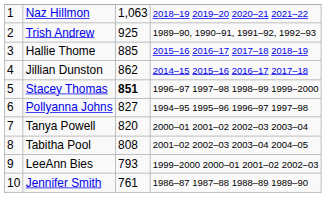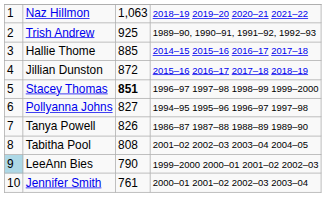(230, 51) 2015–16 2016–17 2017–18 2018–19 -> (230, 51) 2014–15 2015–16 2016–17 2017–18
(128, 70) 862 -> (128, 70) 872
(230, 70) 2014–15 2015–16 2016–17 2017–18 -> (230, 70) 2015–16 2016–17 2017–18 2018–19
(128, 126) 820 -> (128, 126) 826
(230, 126) 2000–01 2001–02 2002–03 2003–04 -> (230, 126) 1986–87 1987–88 1988–89 1989–90
(10, 164) no background -> (10, 164) lightblue background
(128, 164) 793 -> (128, 164) 790
(230, 183) 1986–87 1987–88 1988–89 1989–90 -> (230, 183) 2000–01 2001–02 2002–03 2003–04
